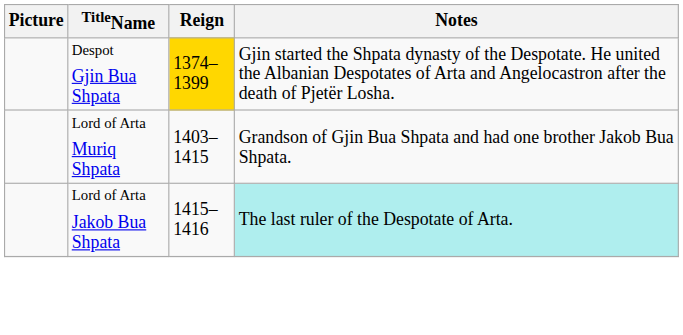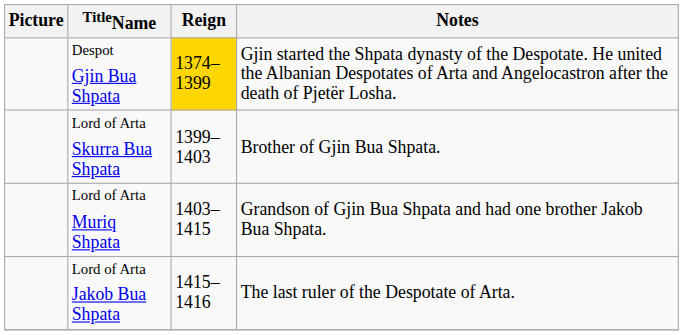+ row: (112, 146)
(376, 219) paleturquoise background -> (378, 292) no background
